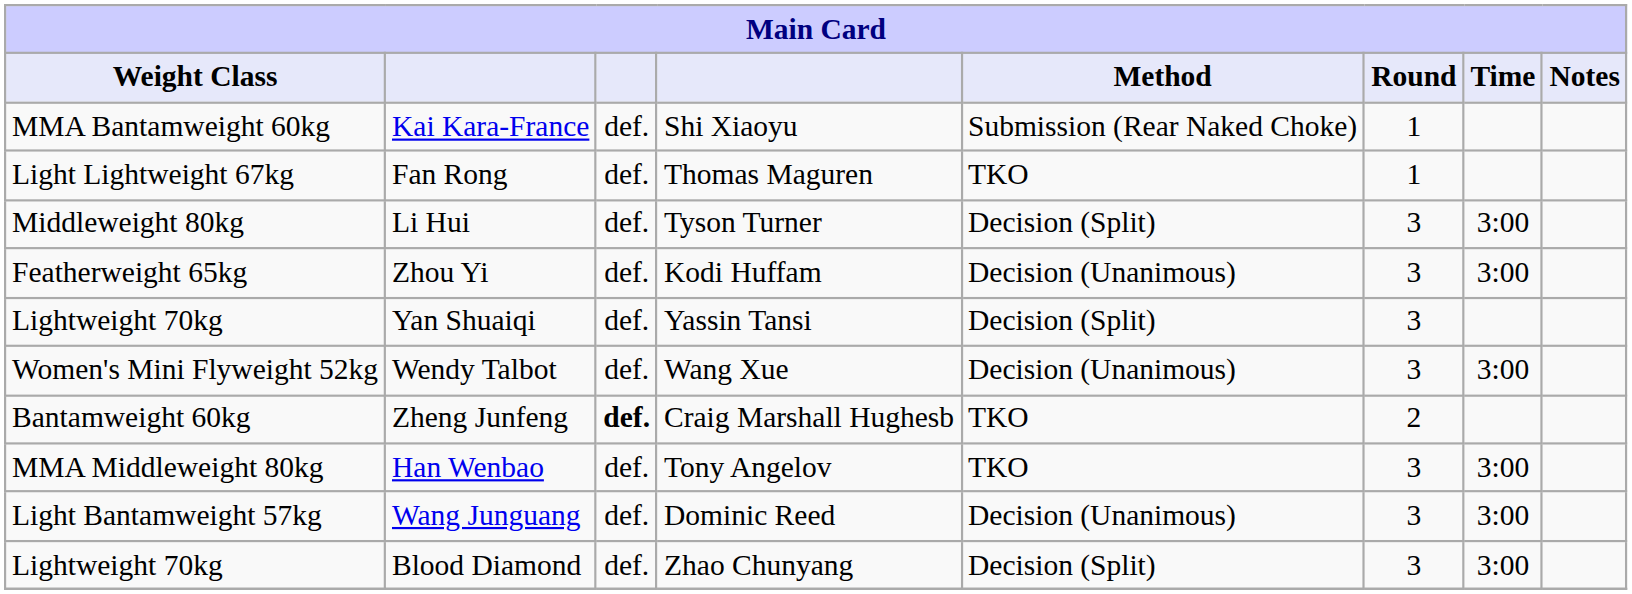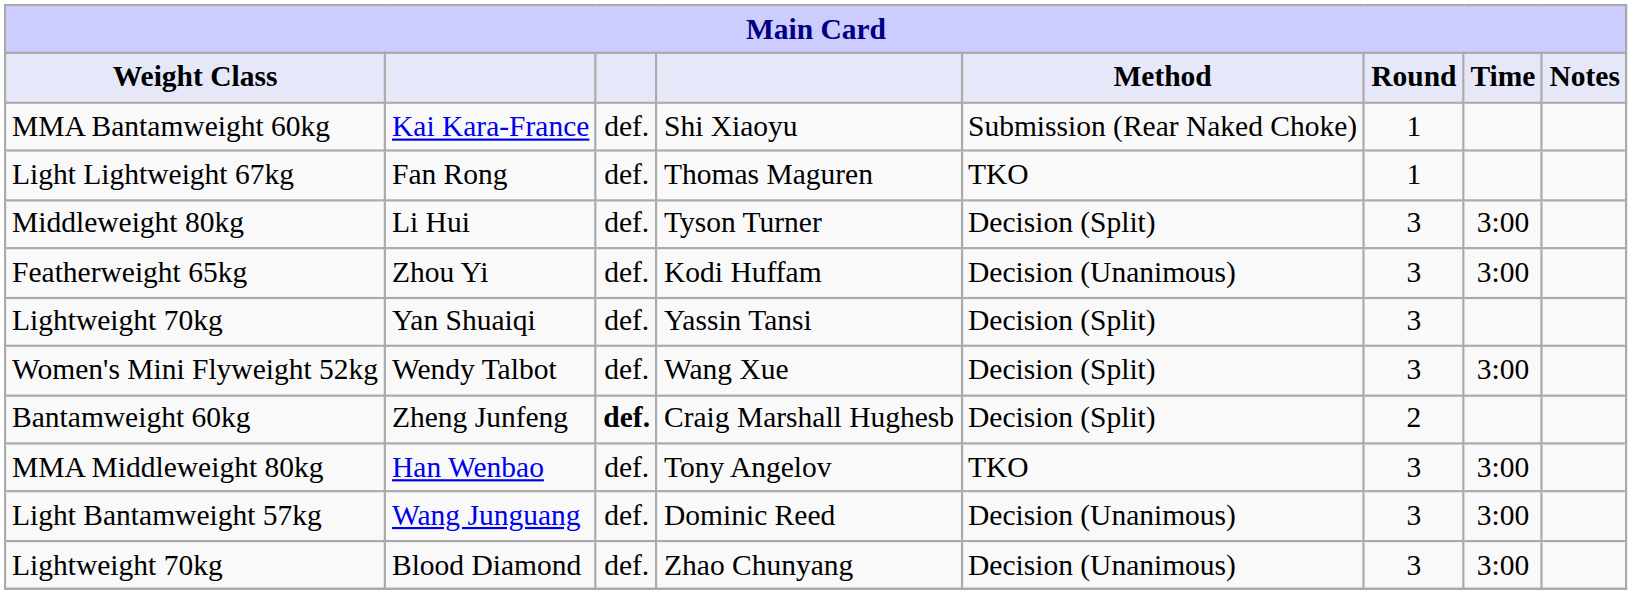(1102, 369) Decision (Unanimous) -> (1062, 369) Decision (Split)
(998, 417) TKO -> (1062, 417) Decision (Split)
(1062, 564) Decision (Split) -> (1102, 564) Decision (Unanimous)
